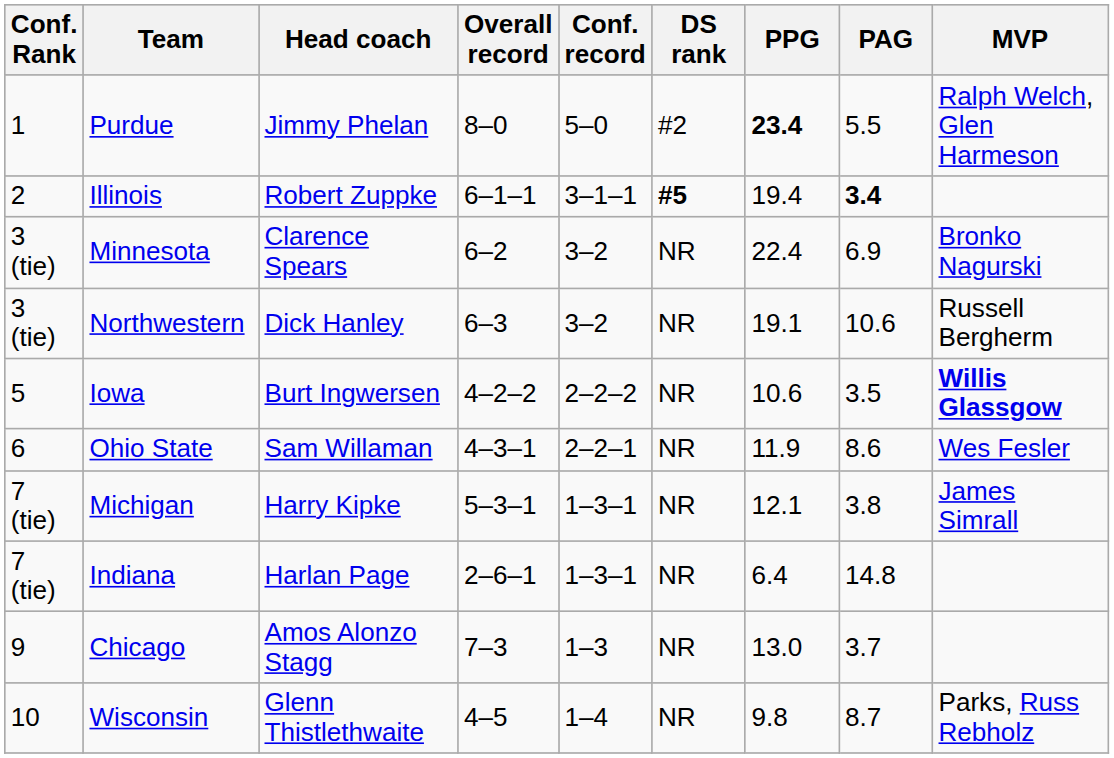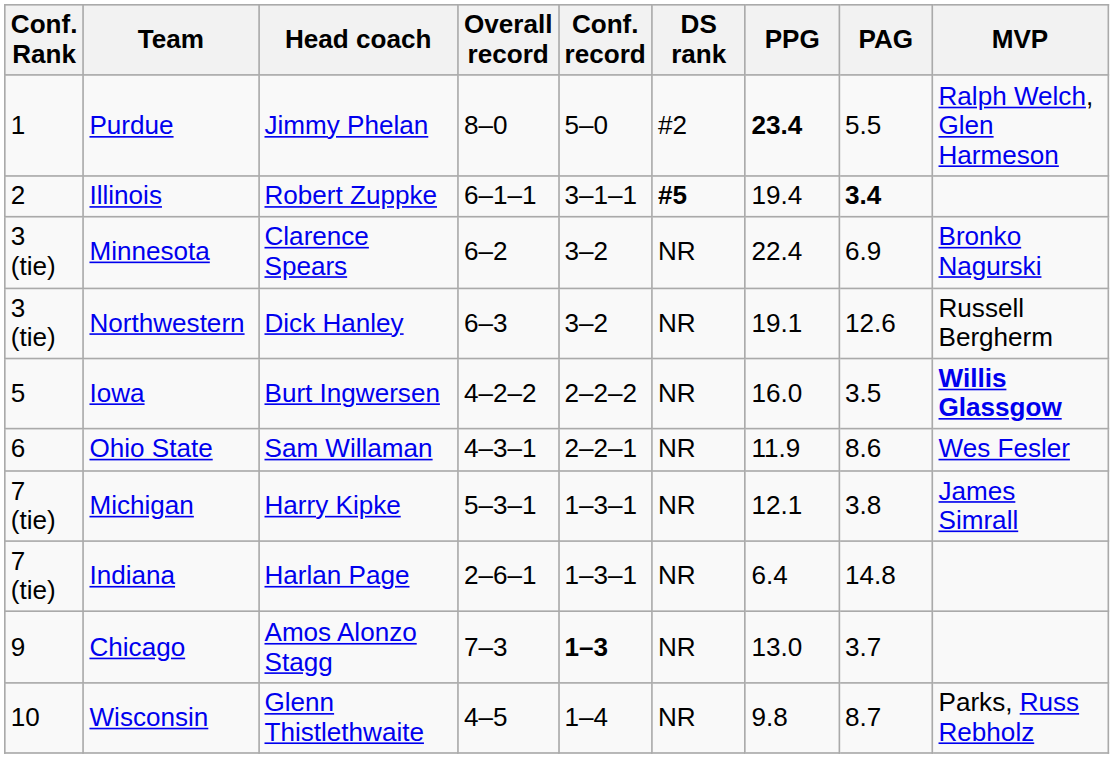(870, 322) 10.6 -> (870, 322) 12.6
(777, 393) 10.6 -> (777, 393) 16.0
(586, 646) normal -> (586, 646) bold
